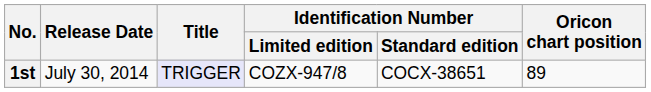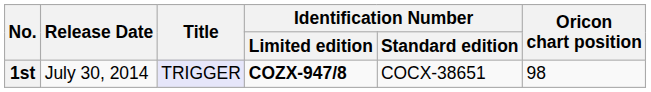(298, 73) normal -> (298, 73) bold
(536, 73) 89 -> (536, 73) 98
